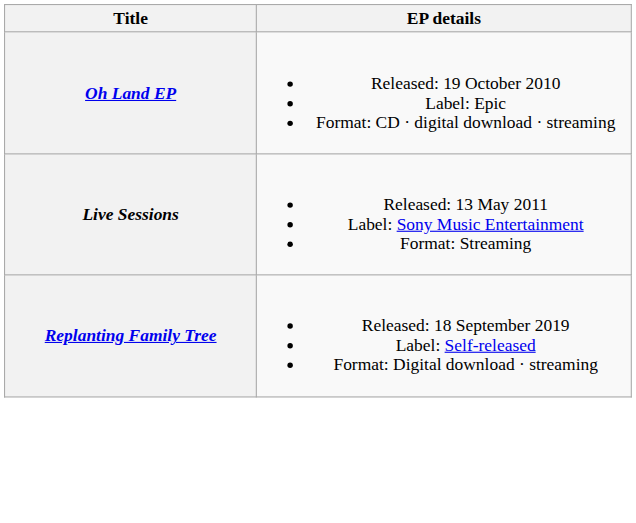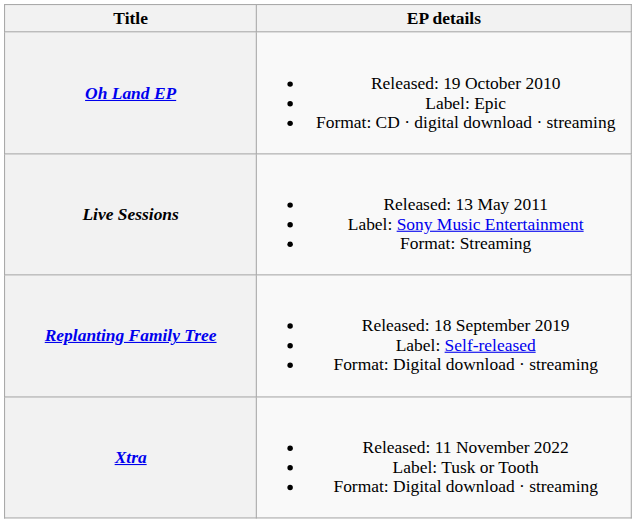+ row: (131, 457)
